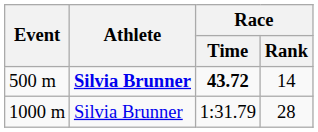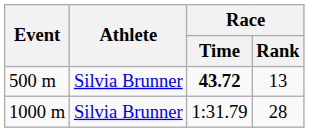(132, 81) bold -> (128, 81) normal
(286, 81) 14 -> (278, 81) 13
